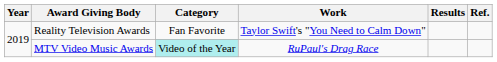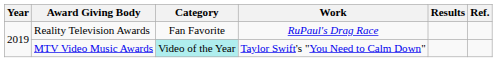(333, 30) Taylor Swift's "You Need to Calm Down" -> (333, 30) RuPaul's Drag Race
(333, 48) RuPaul's Drag Race -> (333, 48) Taylor Swift's "You Need to Calm Down"
